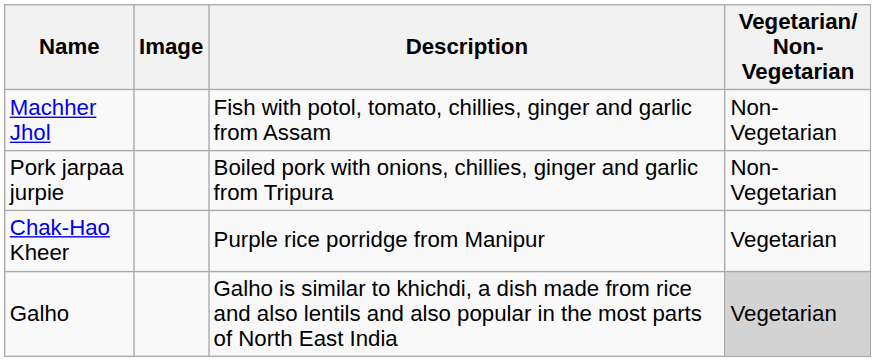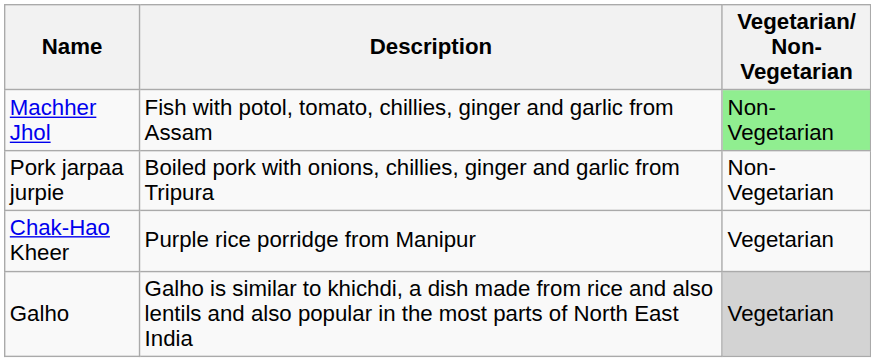- column: (171, 47)
(784, 119) no background -> (781, 119) lightgreen background
